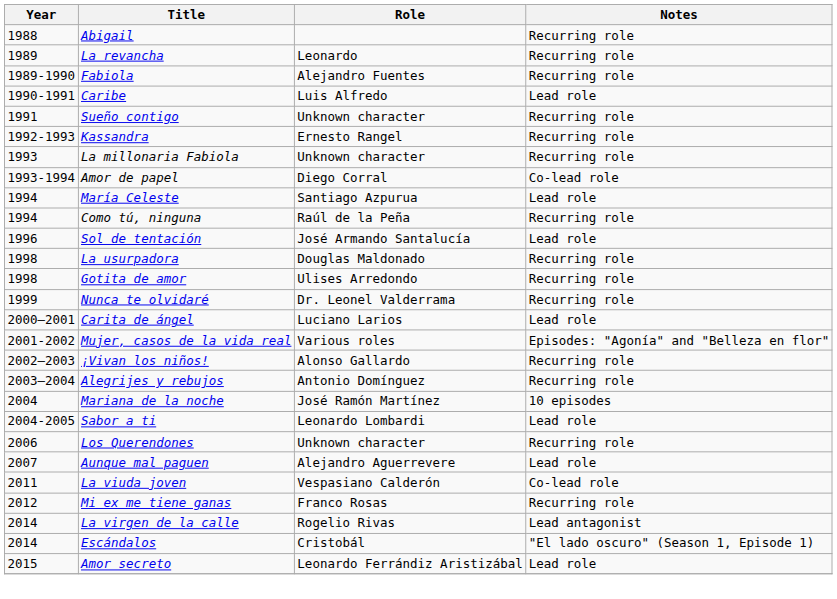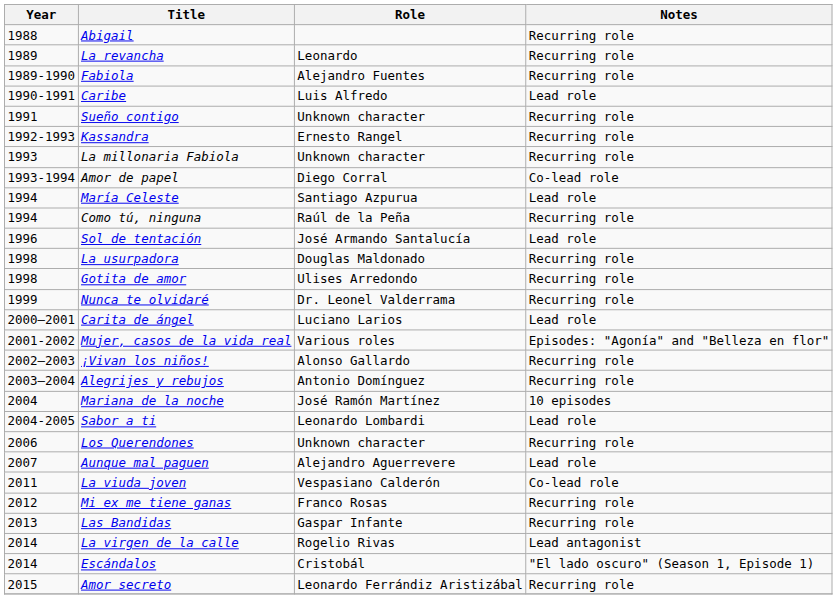+ row: (126, 523)
(563, 564) Lead role -> (581, 584) Recurring role
